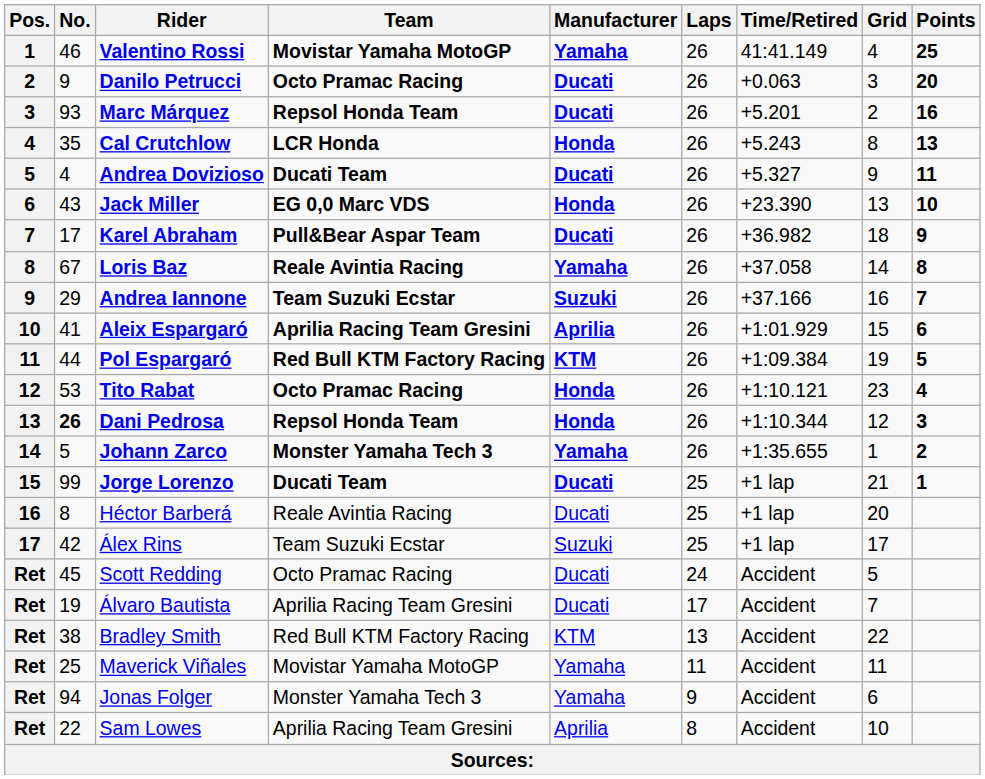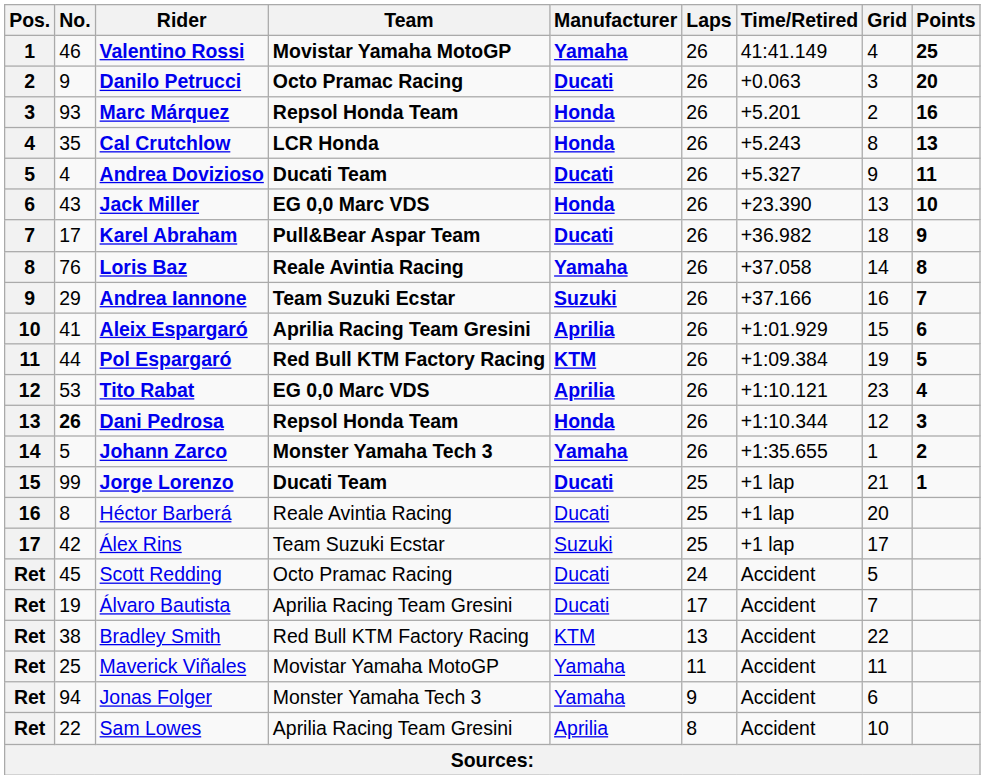(584, 113) Ducati -> (584, 113) Honda
(70, 267) 67 -> (70, 267) 76
(368, 390) Octo Pramac Racing -> (351, 390) EG 0,0 Marc VDS
(584, 390) Honda -> (584, 390) Aprilia
